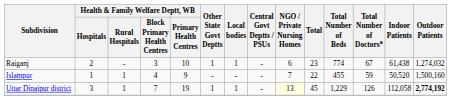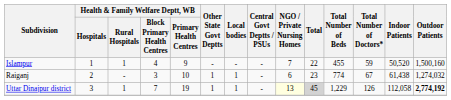rows swapped: (17, 63) <-> (19, 76)
(314, 88) no background -> (314, 88) lightgrey background
